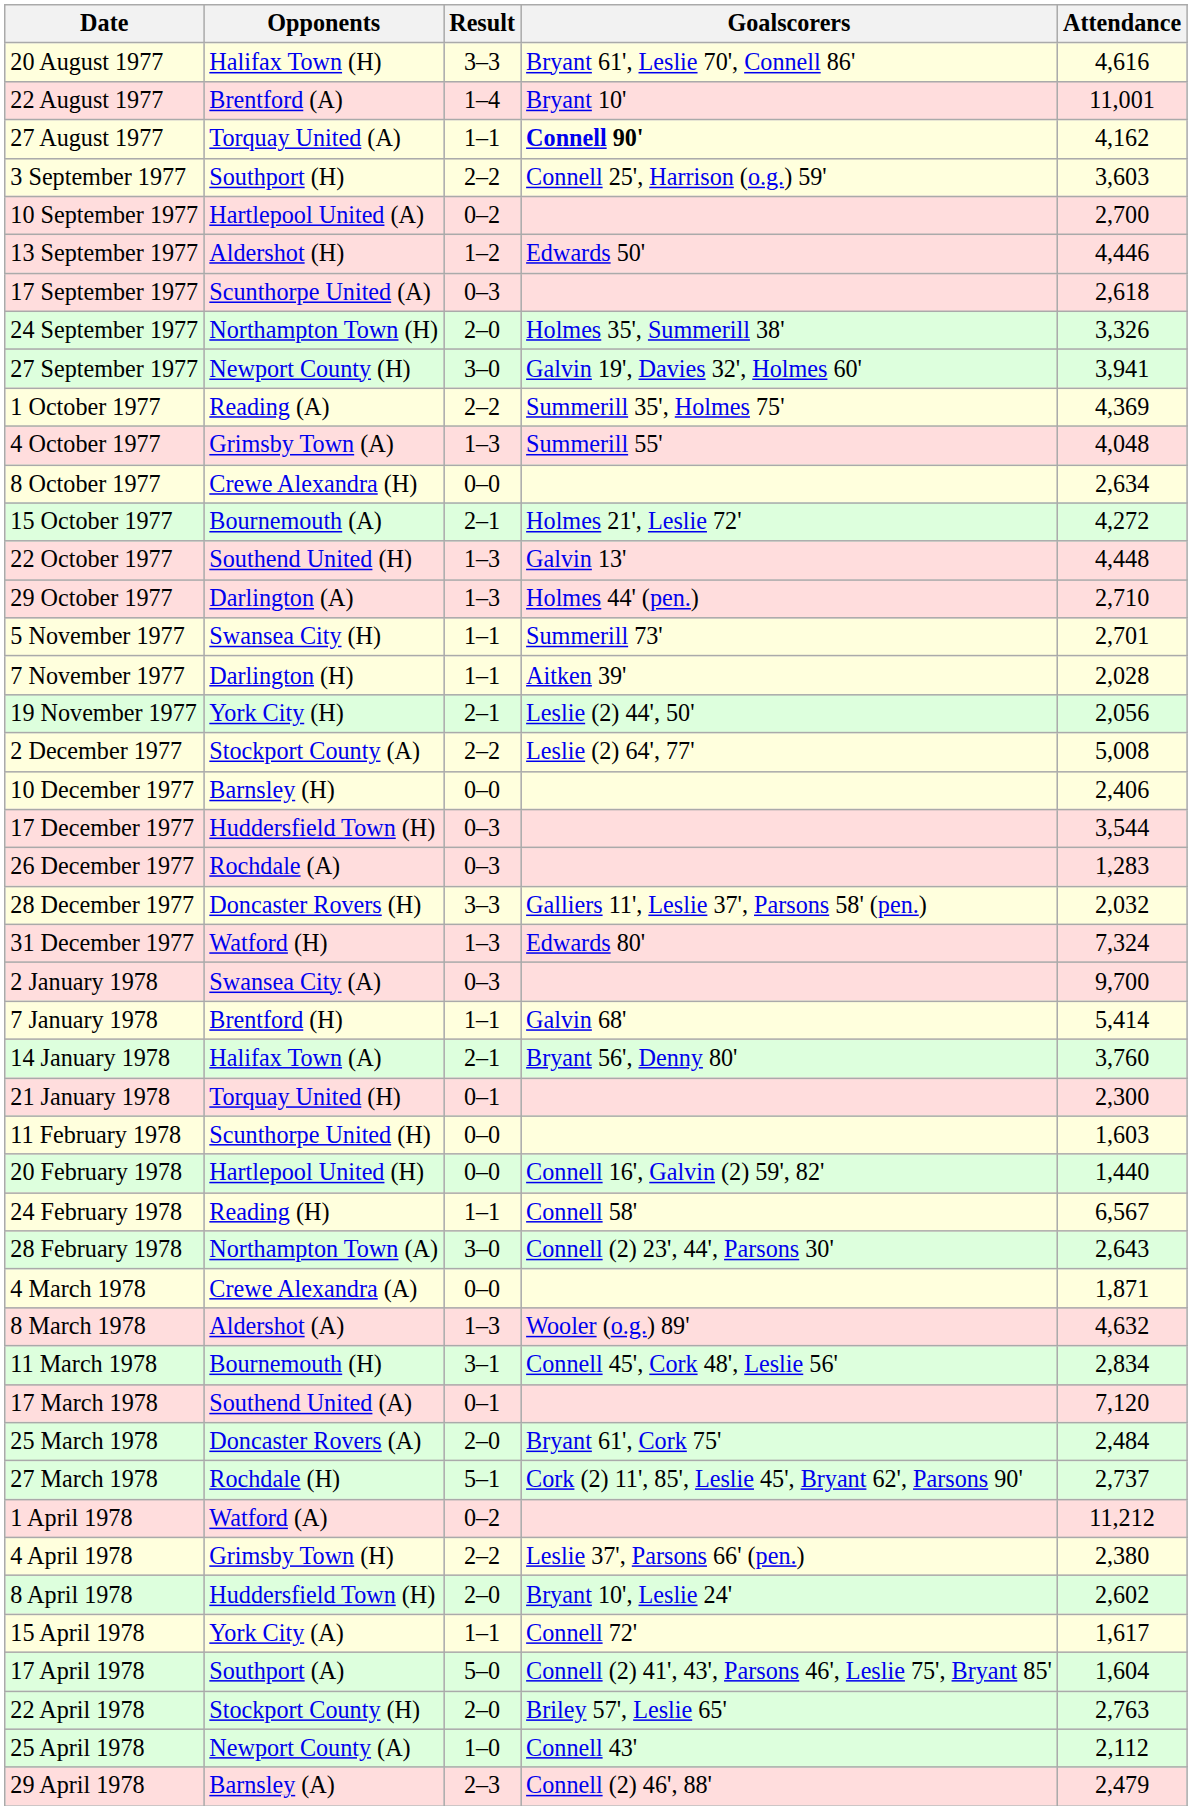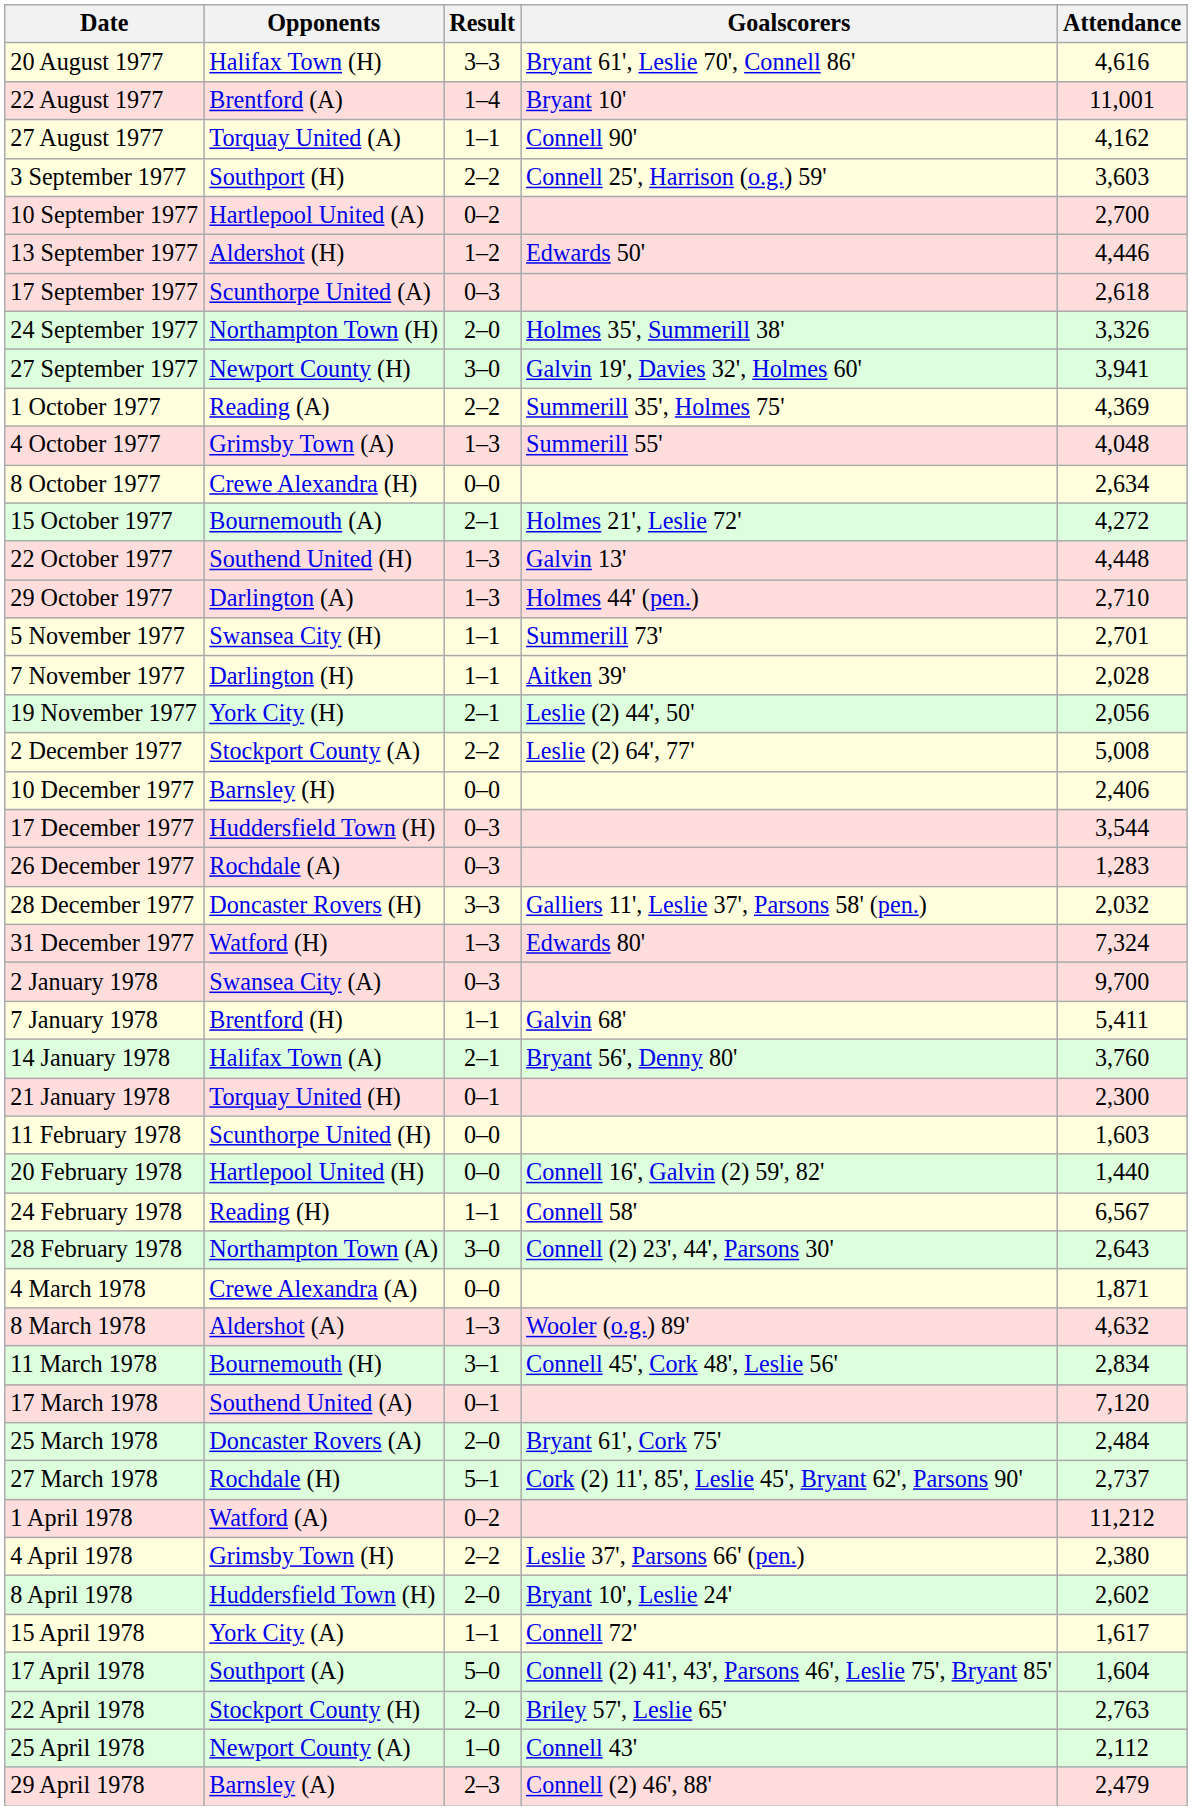(585, 138) bold -> (582, 138) normal
(1122, 1019) 5,414 -> (1122, 1019) 5,411
